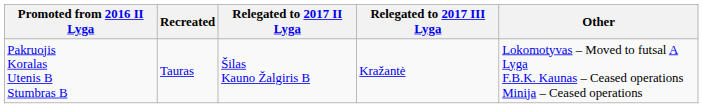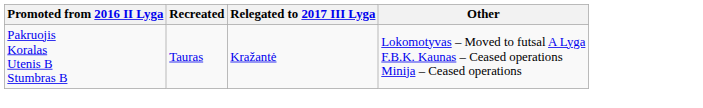- column: (287, 21)
